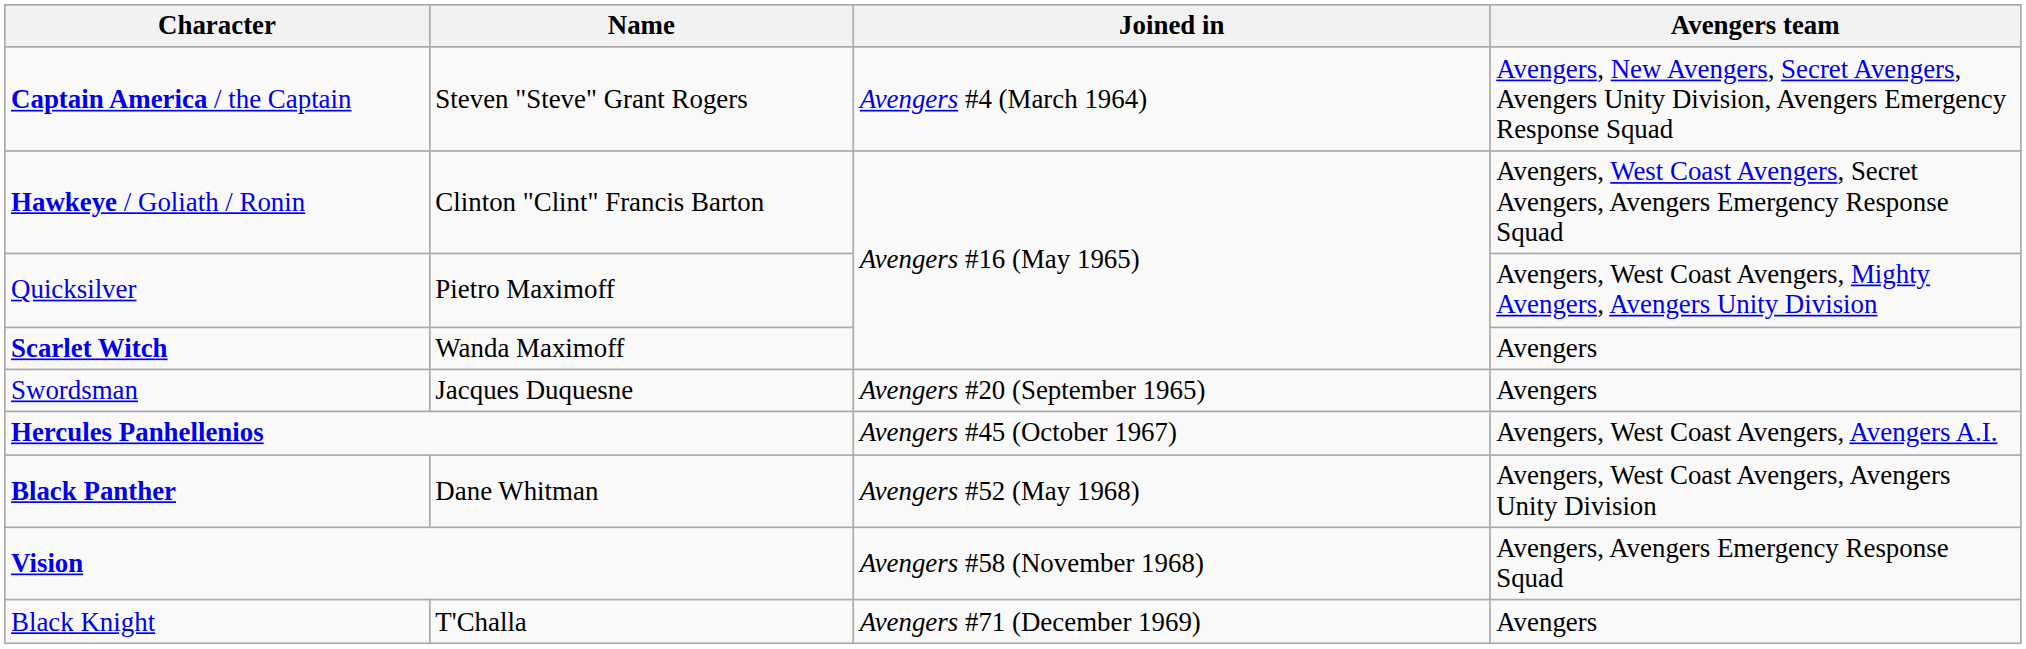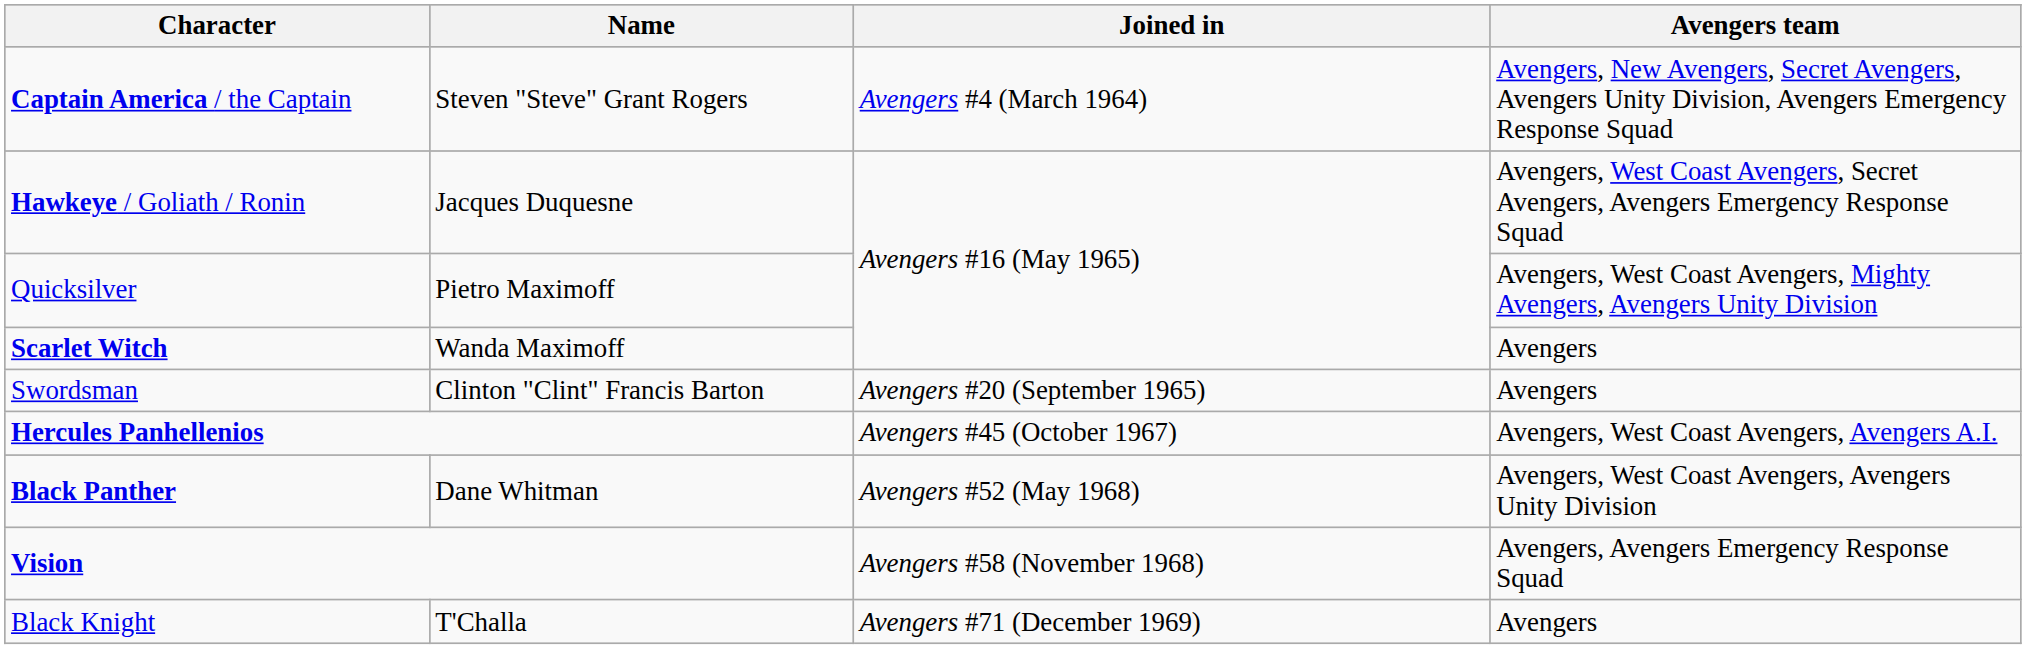(600, 201) Clinton "Clint" Francis Barton -> (534, 201) Jacques Duquesne
(534, 390) Jacques Duquesne -> (600, 390) Clinton "Clint" Francis Barton
